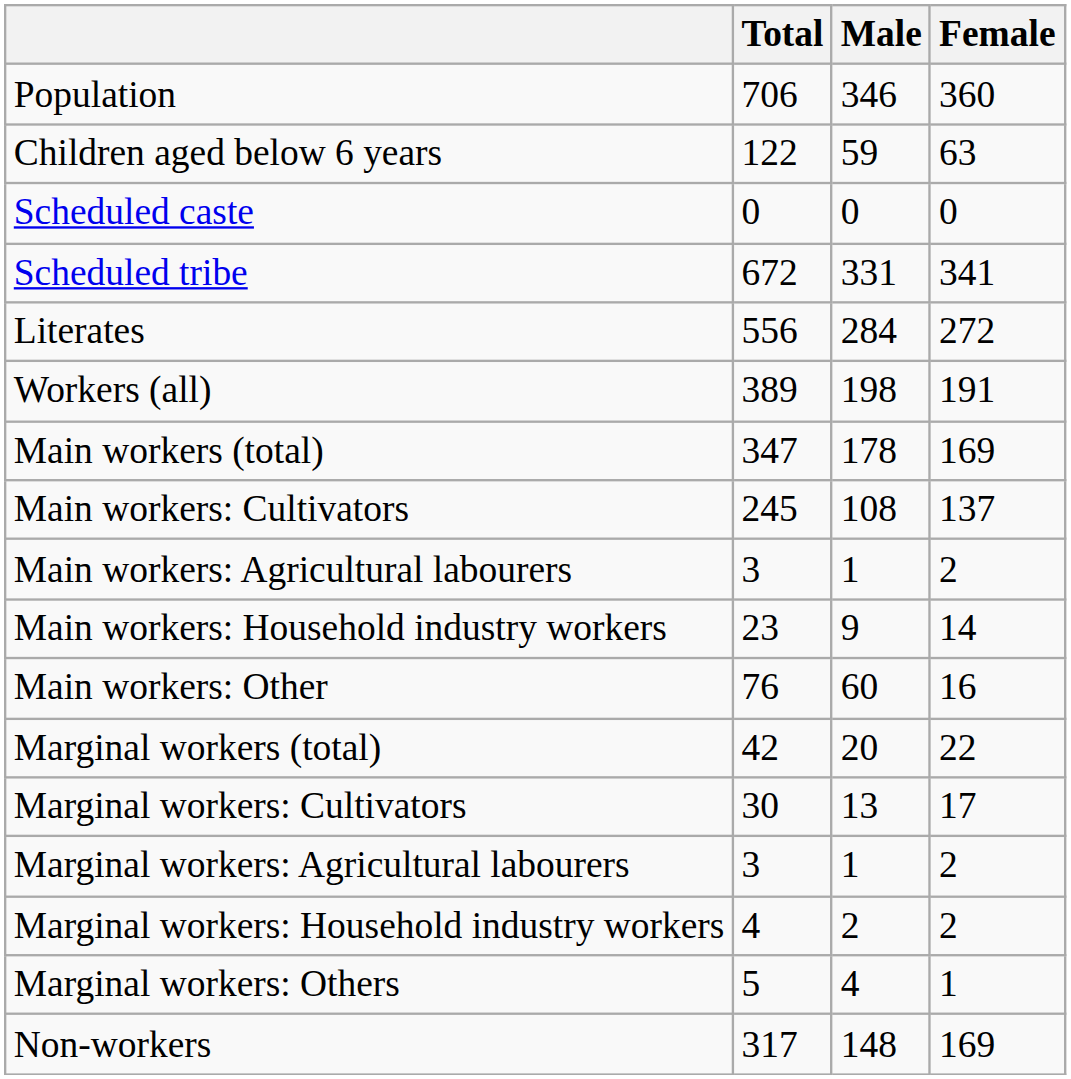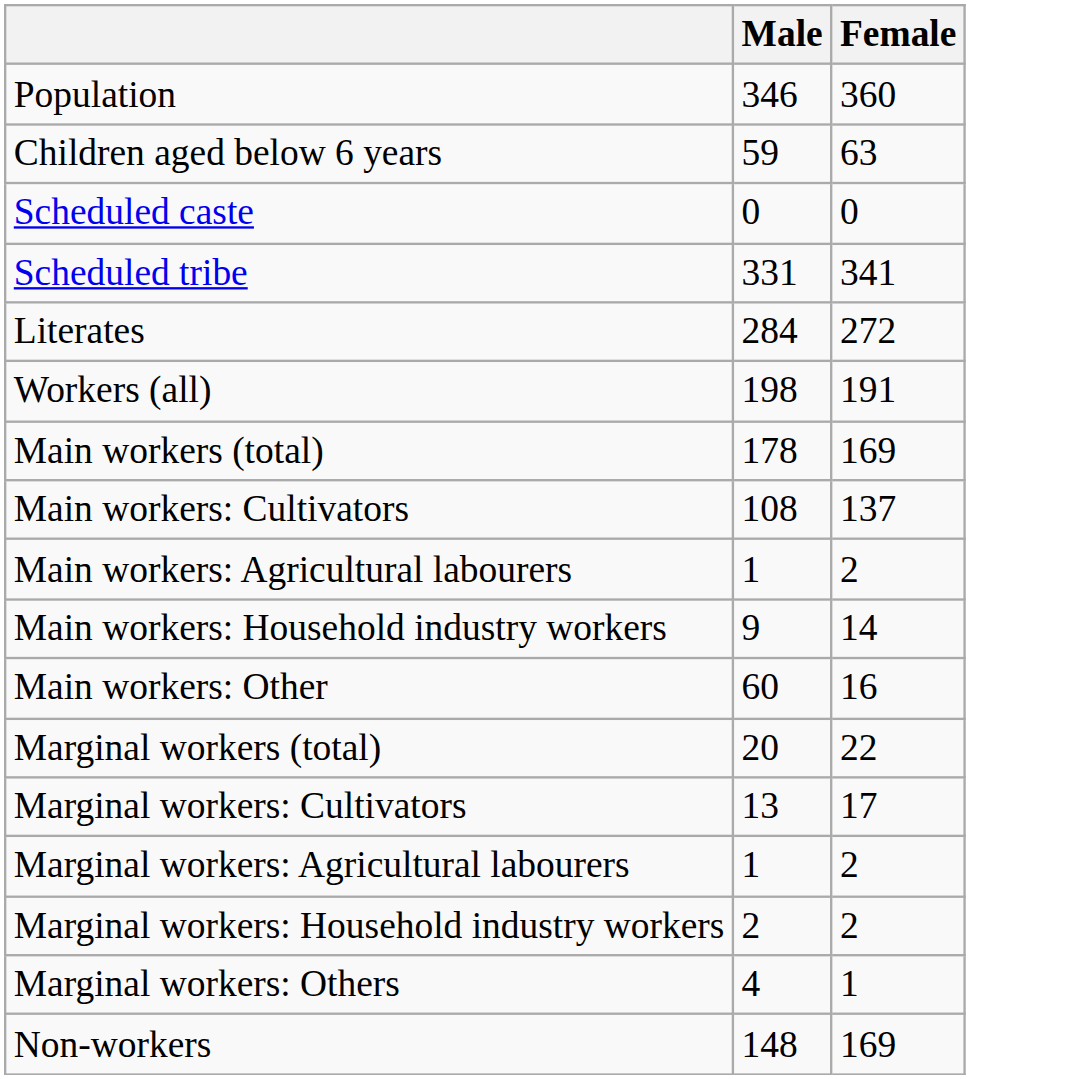- column: (783, 34)
